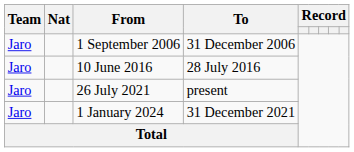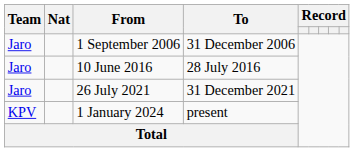(207, 90) present -> (241, 90) 31 December 2021
(20, 112) Jaro -> (22, 112) KPV
(241, 112) 31 December 2021 -> (207, 112) present
